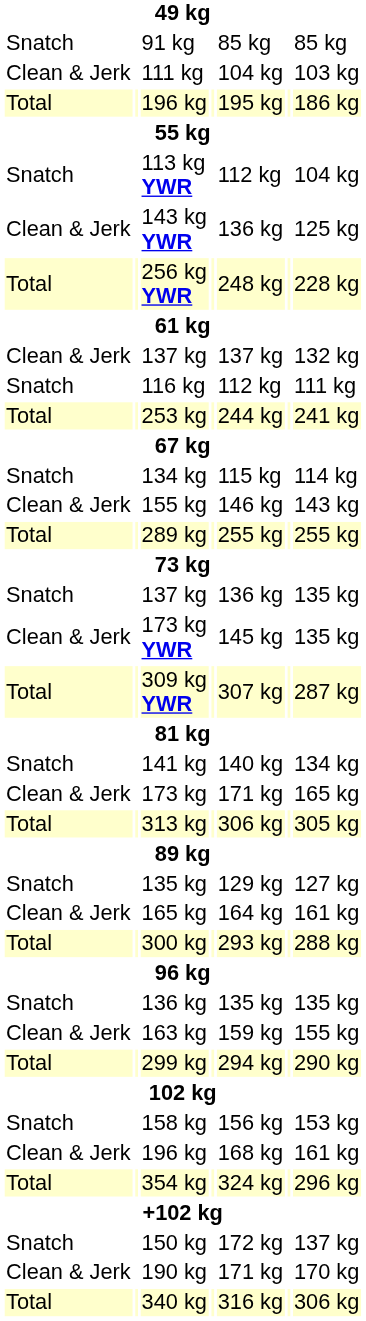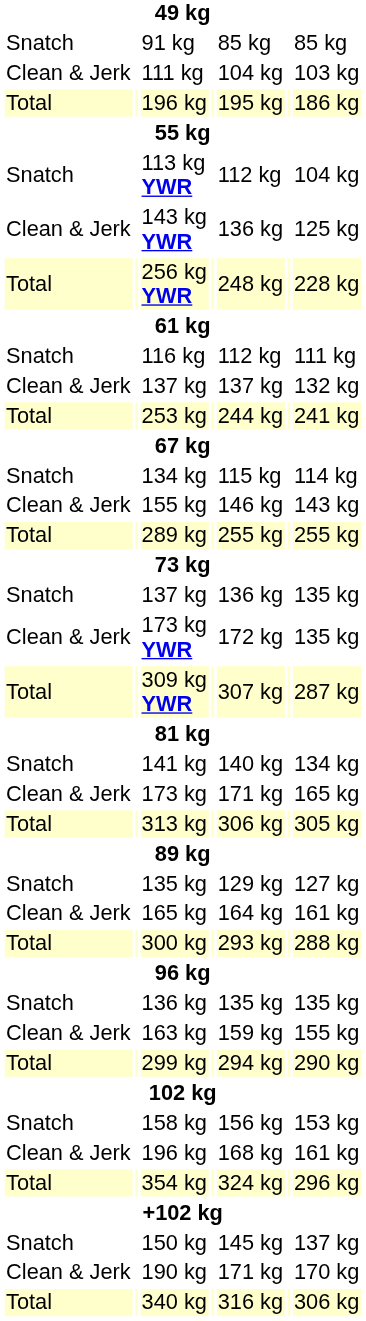rows swapped: (40, 385) <-> (68, 355)
(250, 637) 145 kg -> (250, 637) 172 kg
(250, 1242) 172 kg -> (250, 1242) 145 kg
